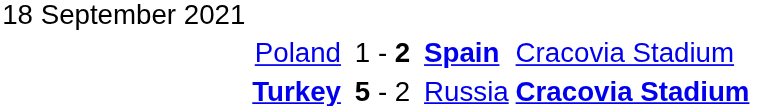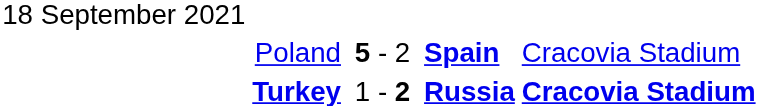(383, 53) 1 - 2 -> (383, 53) 5 - 2
(383, 91) 5 - 2 -> (383, 91) 1 - 2
(466, 91) normal -> (469, 91) bold
